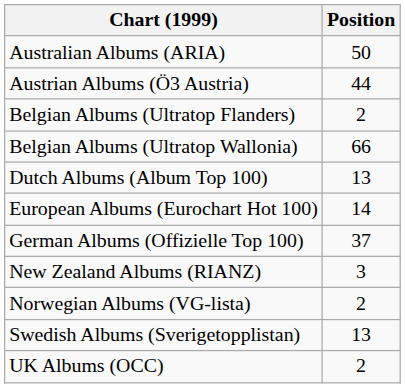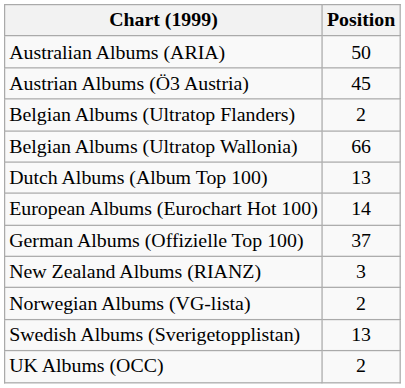(361, 83) 44 -> (361, 83) 45
